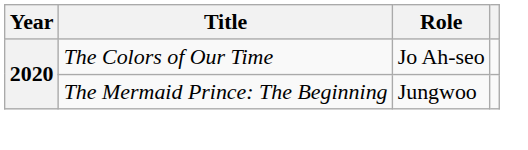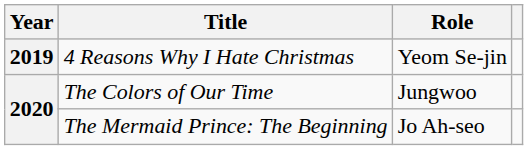+ row: (209, 56)
(441, 56) Jo Ah-seo -> (437, 91) Jungwoo
(437, 91) Jungwoo -> (441, 126) Jo Ah-seo
